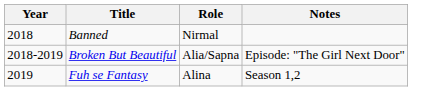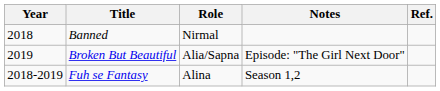+ column: (422, 14)
(35, 55) 2018-2019 -> (20, 55) 2019
(20, 75) 2019 -> (35, 75) 2018-2019
